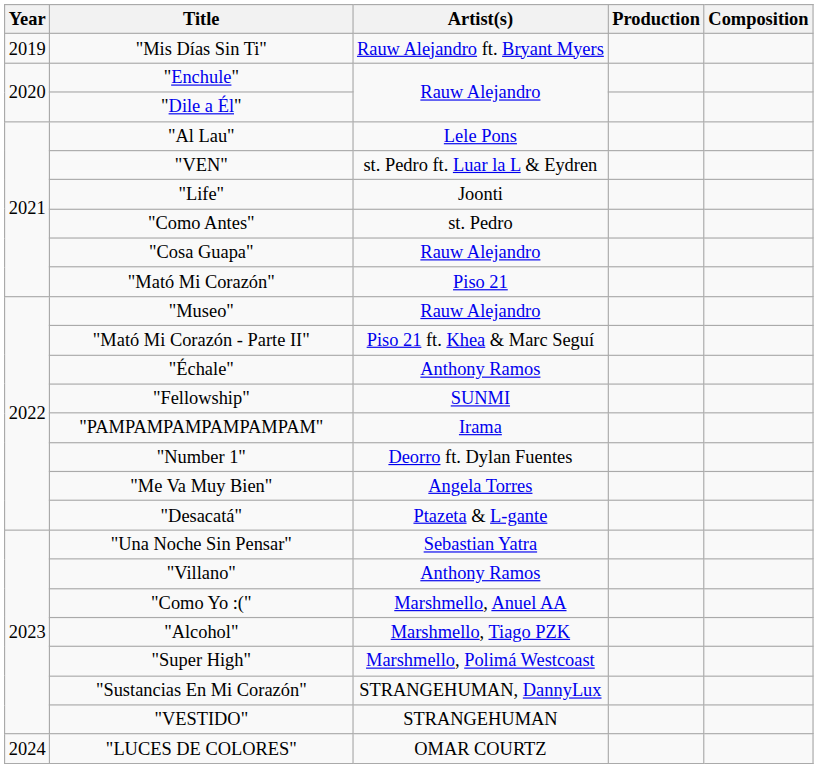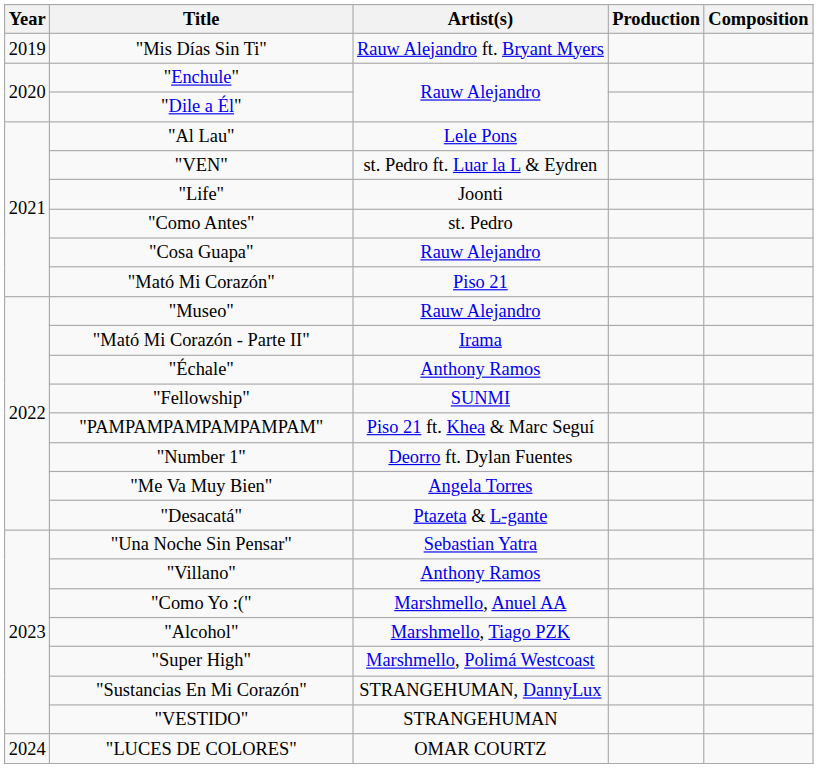(480, 340) Piso 21 ft. Khea & Marc Seguí -> (480, 340) Irama
(480, 427) Irama -> (480, 427) Piso 21 ft. Khea & Marc Seguí
